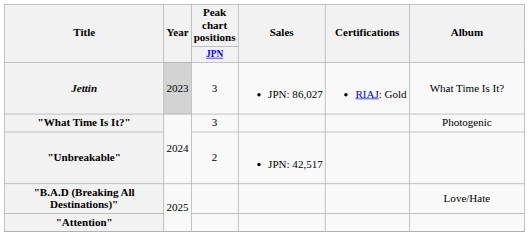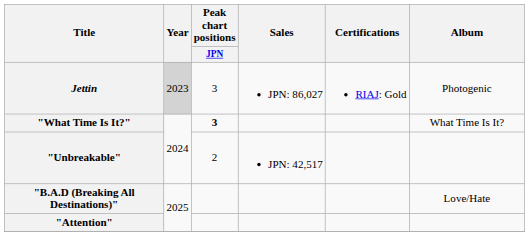(467, 88) What Time Is It? -> (467, 88) Photogenic
(215, 123) normal -> (215, 123) bold
(467, 123) Photogenic -> (467, 123) What Time Is It?
